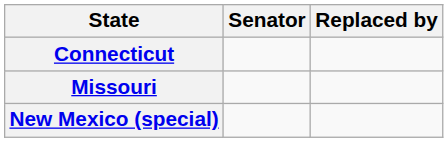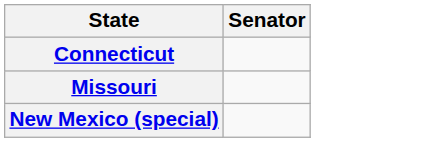- column: (377, 20)
